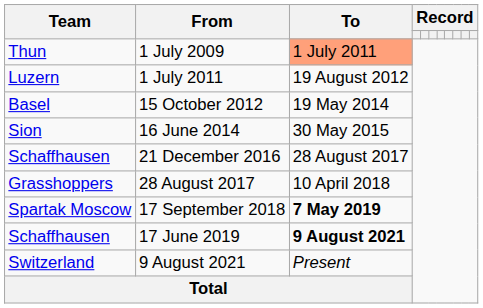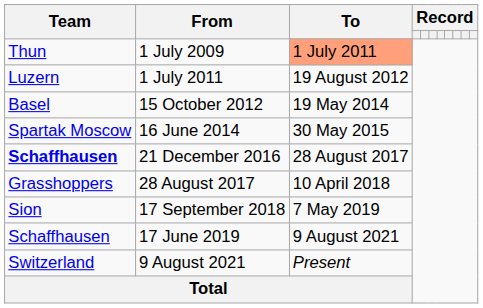(25, 130) Sion -> (70, 130) Spartak Moscow
(59, 157) normal -> (63, 157) bold
(70, 210) Spartak Moscow -> (25, 210) Sion
(337, 210) bold -> (336, 210) normal
(349, 236) bold -> (346, 236) normal
